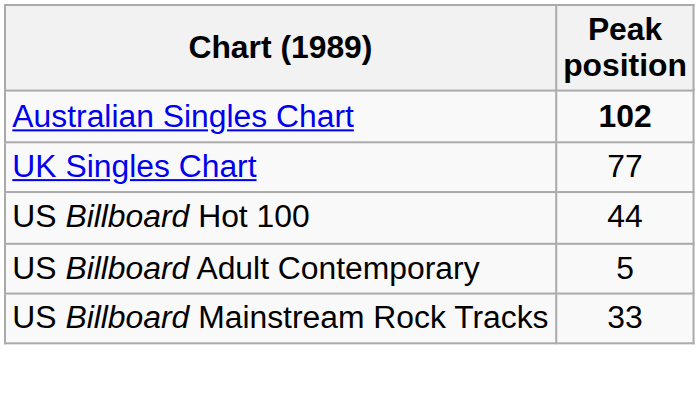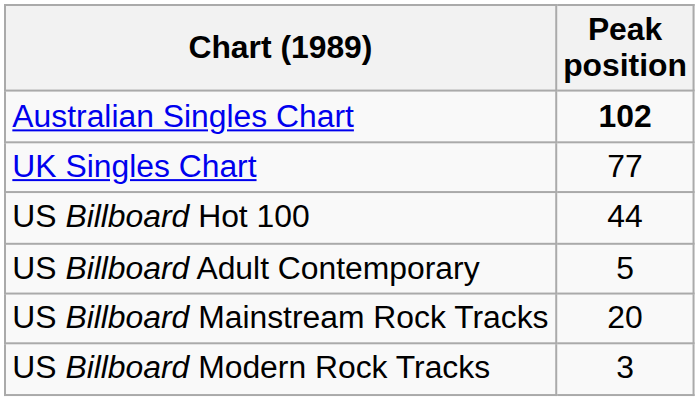(625, 318) 33 -> (625, 318) 20
+ row: (251, 368)
